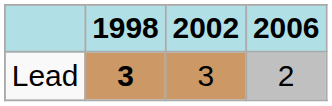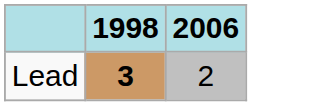- column: (206, 28)
